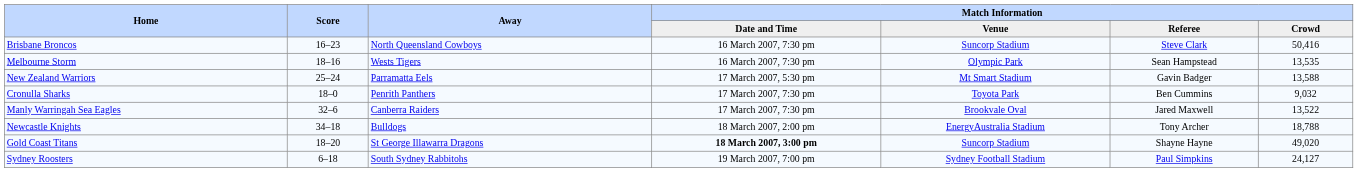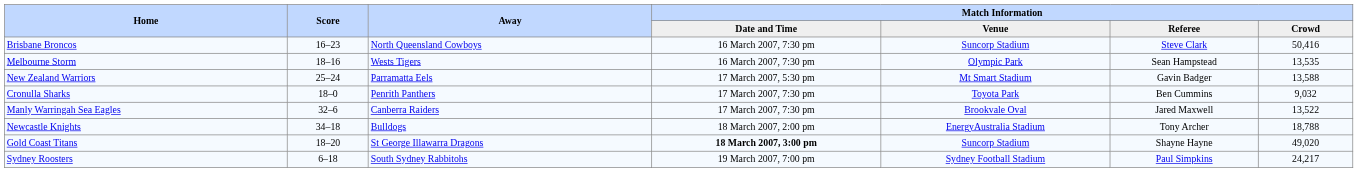(1306, 159) 24,127 -> (1306, 159) 24,217
